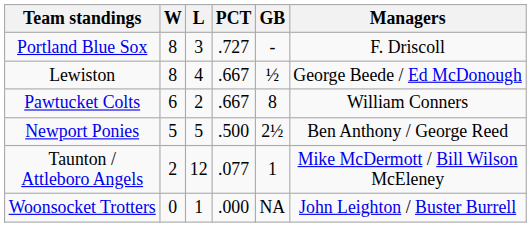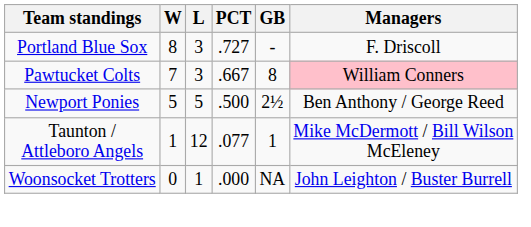- row: (82, 74)
(173, 103) 6 -> (173, 74) 7
(199, 103) 2 -> (199, 74) 3
(408, 103) no background -> (403, 74) pink background
(173, 169) 2 -> (173, 141) 1
